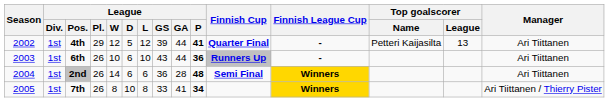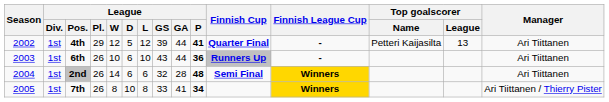(162, 74) 36 -> (162, 74) 32
